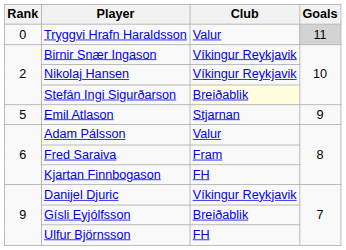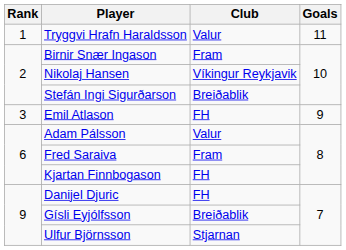(23, 34) 0 -> (23, 34) 1
(320, 34) lightgrey background -> (320, 34) no background
(245, 54) Víkingur Reykjavik -> (207, 54) Fram
(220, 94) lightyellow background -> (220, 94) no background
(23, 114) 5 -> (23, 114) 3
(216, 114) Stjarnan -> (201, 114) FH
(245, 194) Víkingur Reykjavik -> (201, 194) FH
(201, 235) FH -> (216, 235) Stjarnan
